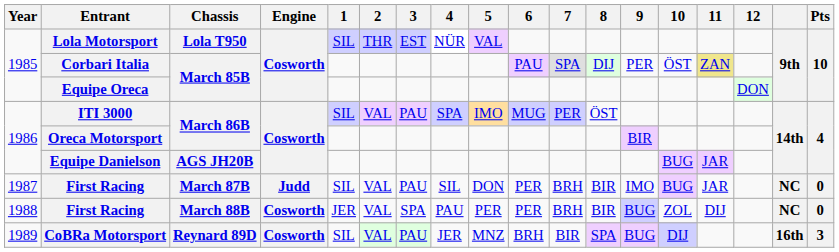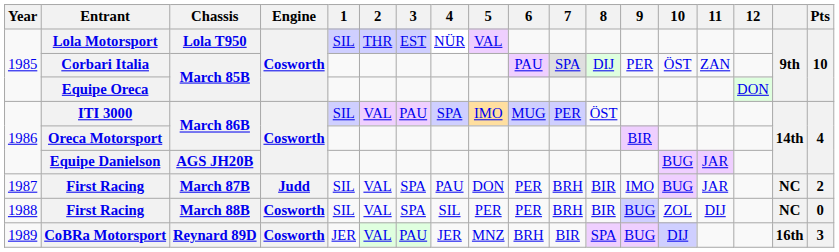(715, 65) khaki background -> (715, 65) no background
(413, 186) PAU -> (413, 186) SPA
(450, 186) SIL -> (450, 186) PAU
(820, 186) 0 -> (820, 186) 2
(344, 210) JER -> (344, 210) SIL
(450, 210) PAU -> (450, 210) SIL
(344, 235) SIL -> (344, 235) JER
